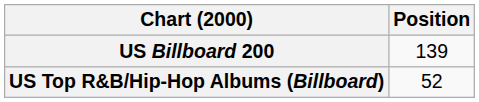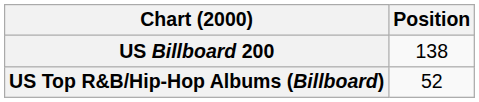(432, 50) 139 -> (432, 50) 138
